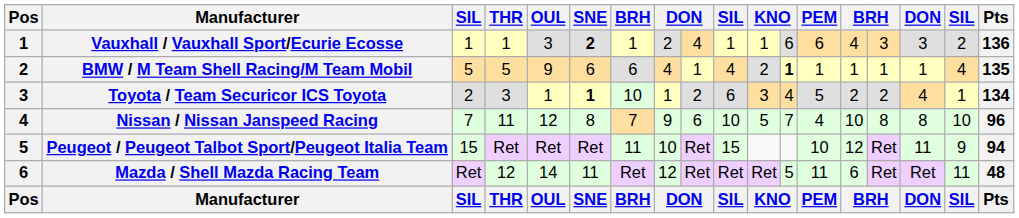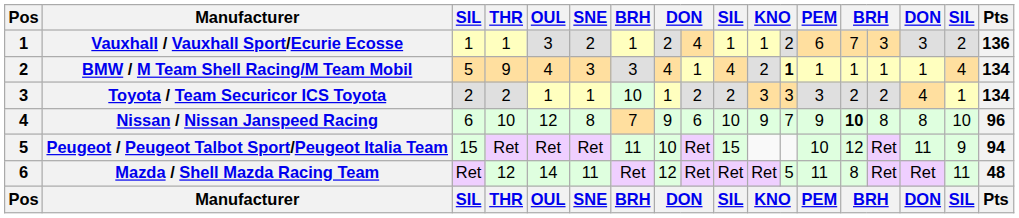(590, 43) bold -> (590, 43) normal
(789, 43) 6 -> (789, 43) 2
(854, 43) 4 -> (854, 43) 7
(506, 69) 5 -> (506, 69) 9
(548, 69) 9 -> (548, 69) 4
(590, 69) 6 -> (590, 69) 3
(633, 69) 6 -> (633, 69) 3
(996, 69) 135 -> (996, 69) 134
(506, 95) 3 -> (506, 95) 2
(590, 95) bold -> (590, 95) normal
(731, 95) 6 -> (731, 95) 2
(789, 95) 4 -> (789, 95) 3
(819, 95) 5 -> (819, 95) 3
(469, 121) 7 -> (469, 121) 6
(506, 121) 11 -> (506, 121) 10
(764, 121) 5 -> (764, 121) 9
(819, 121) 4 -> (819, 121) 9
(854, 121) normal -> (854, 121) bold
(854, 173) 6 -> (854, 173) 8
